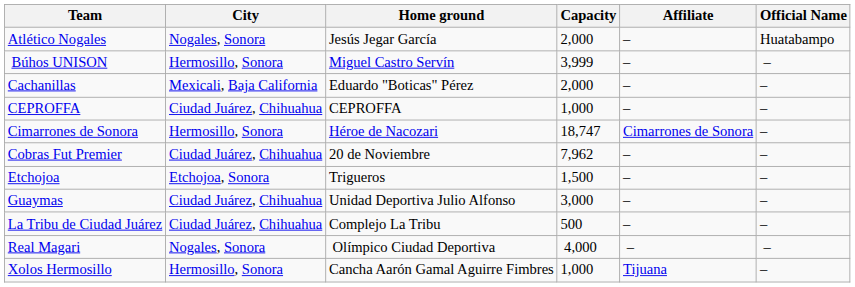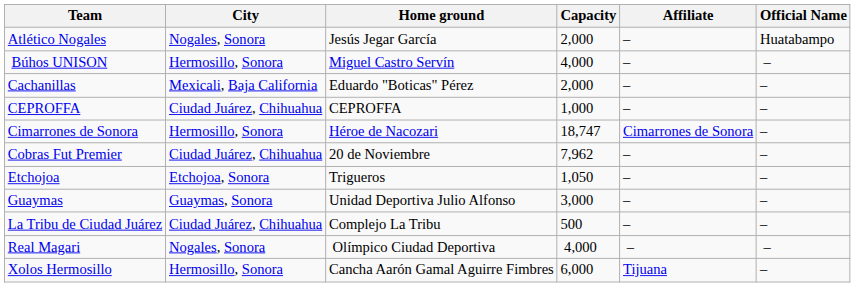(577, 62) 3,999 -> (577, 62) 4,000
(577, 177) 1,500 -> (577, 177) 1,050
(246, 200) Ciudad Juárez, Chihuahua -> (221, 200) Guaymas, Sonora
(577, 270) 1,000 -> (577, 270) 6,000
